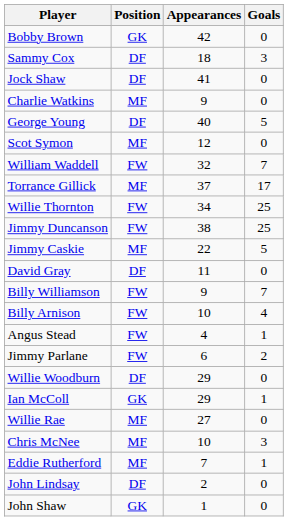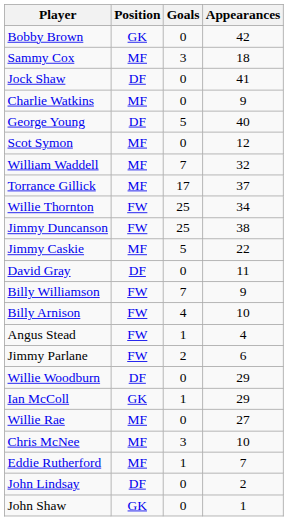columns swapped: (204, 15) <-> (264, 15)
(137, 57) DF -> (137, 57) MF
(137, 164) FW -> (137, 164) MF
